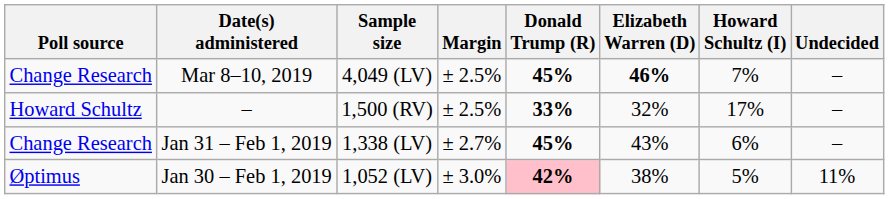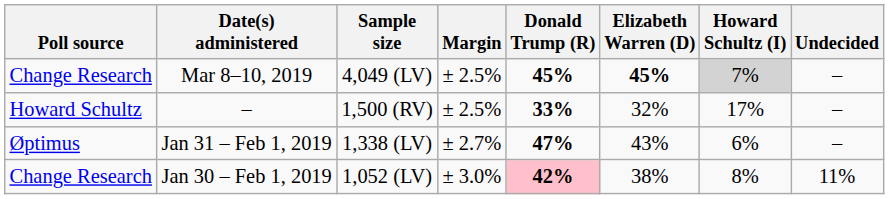(650, 75) 46% -> (650, 75) 45%
(745, 75) no background -> (745, 75) lightgrey background
(81, 143) Change Research -> (45, 143) Øptimus
(553, 143) 45% -> (553, 143) 47%
(45, 177) Øptimus -> (81, 177) Change Research
(745, 177) 5% -> (745, 177) 8%
